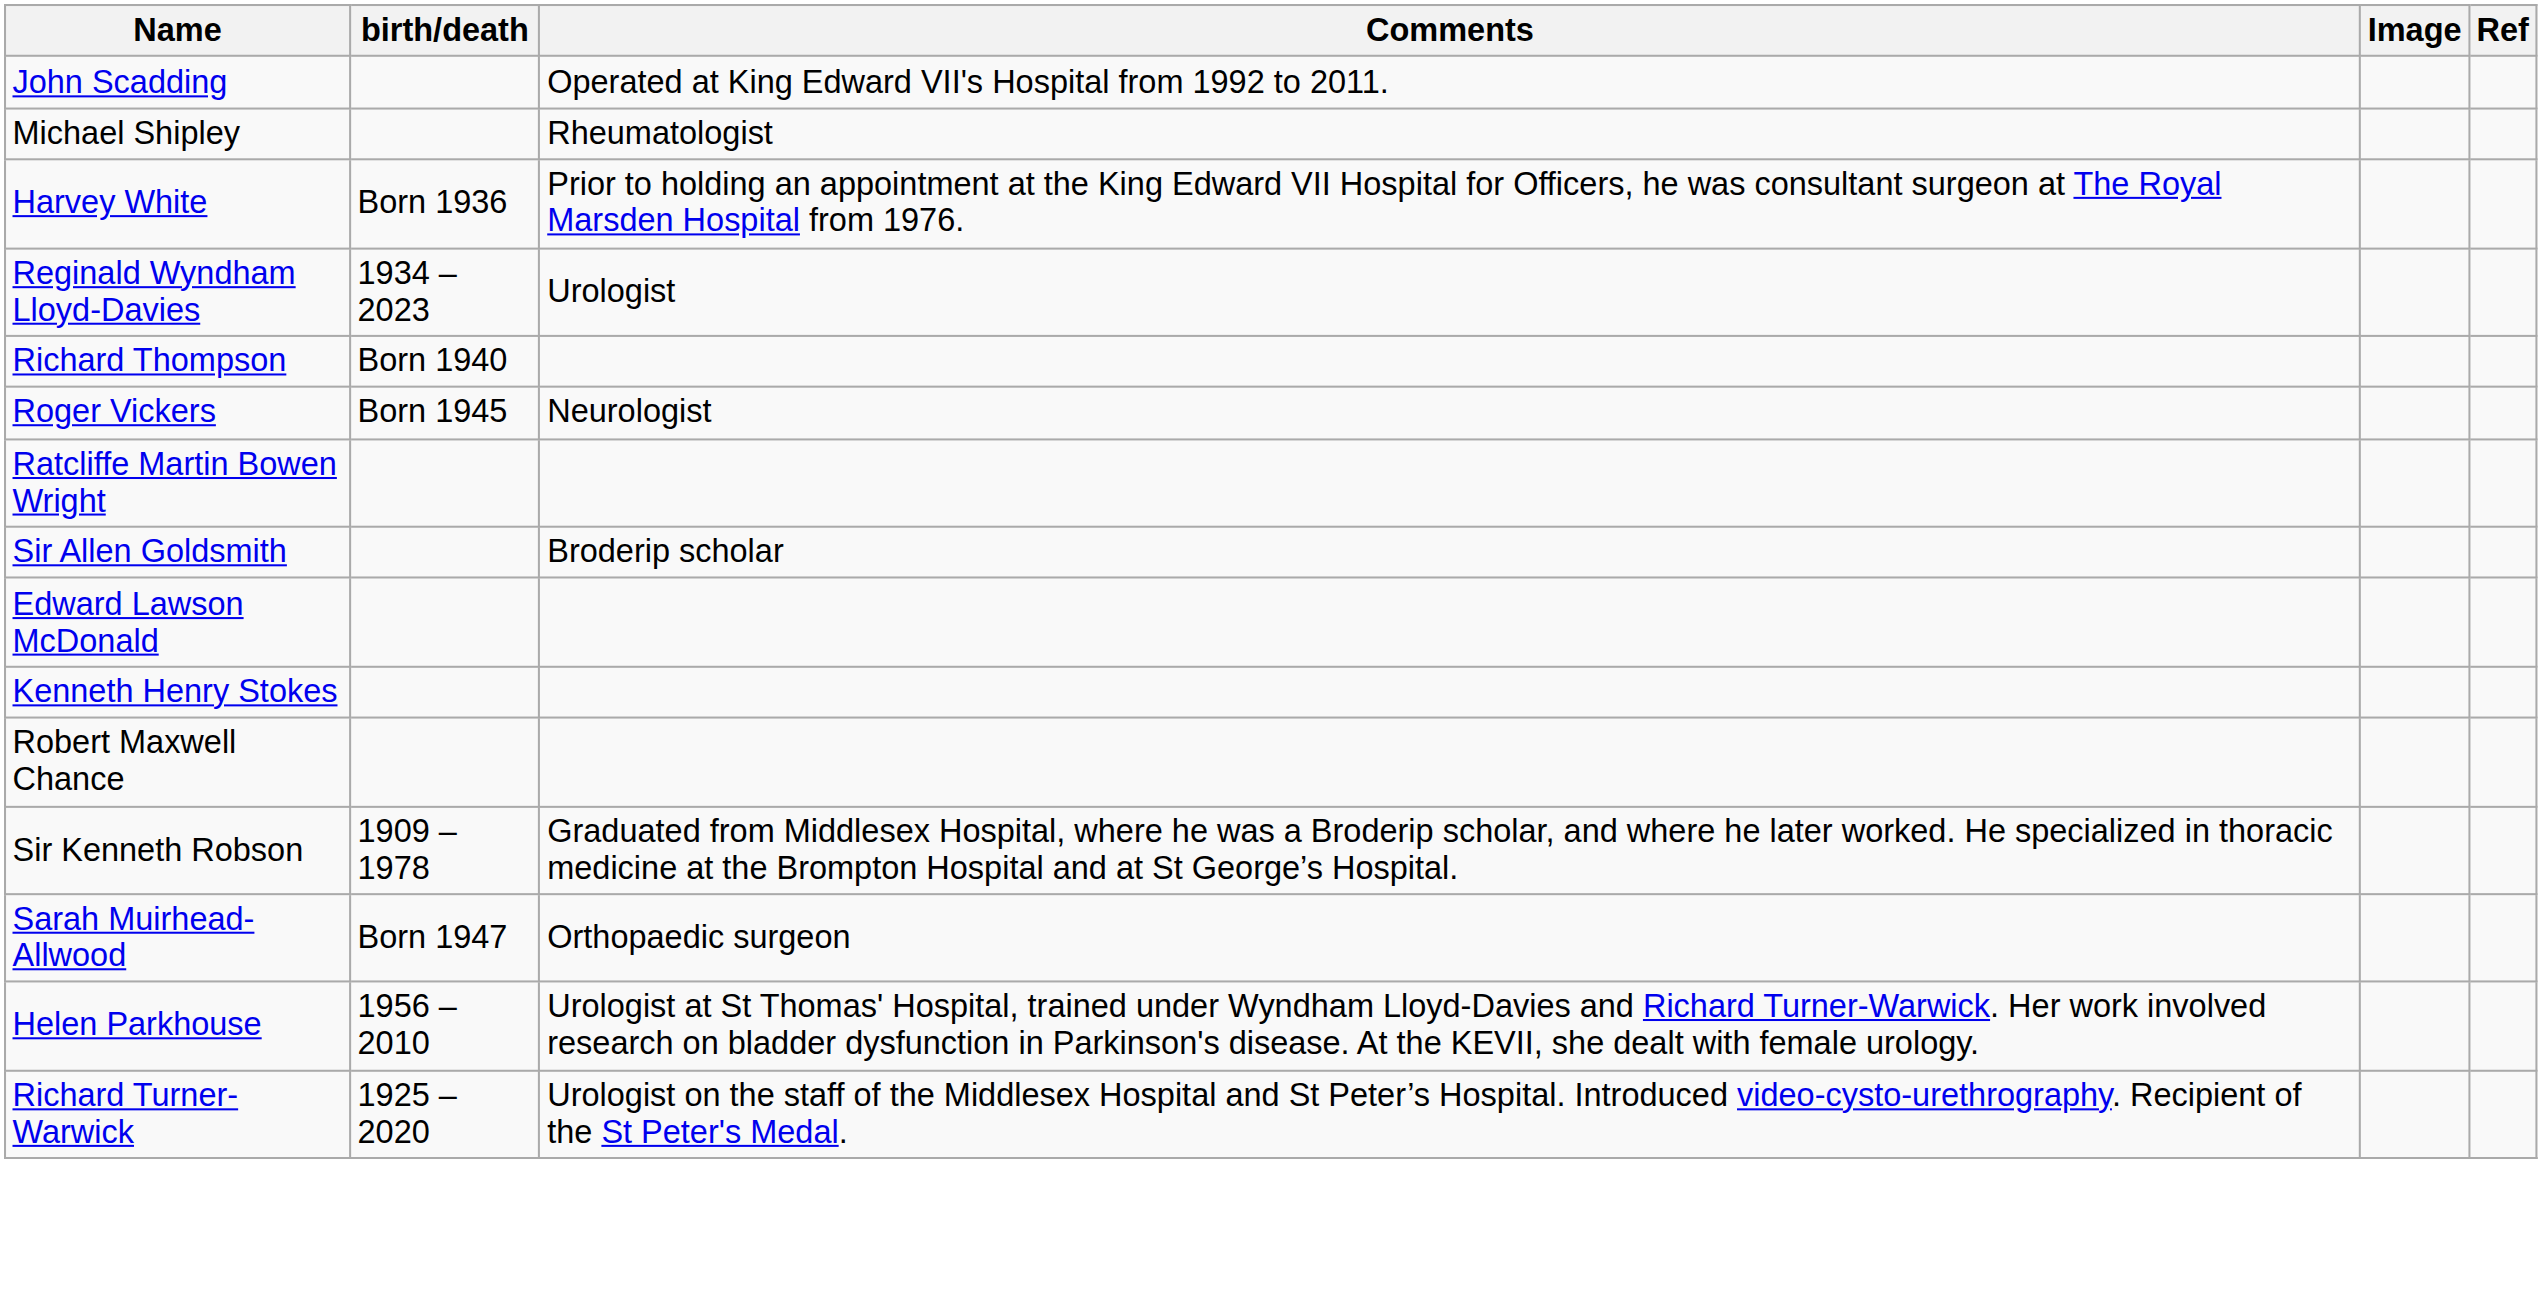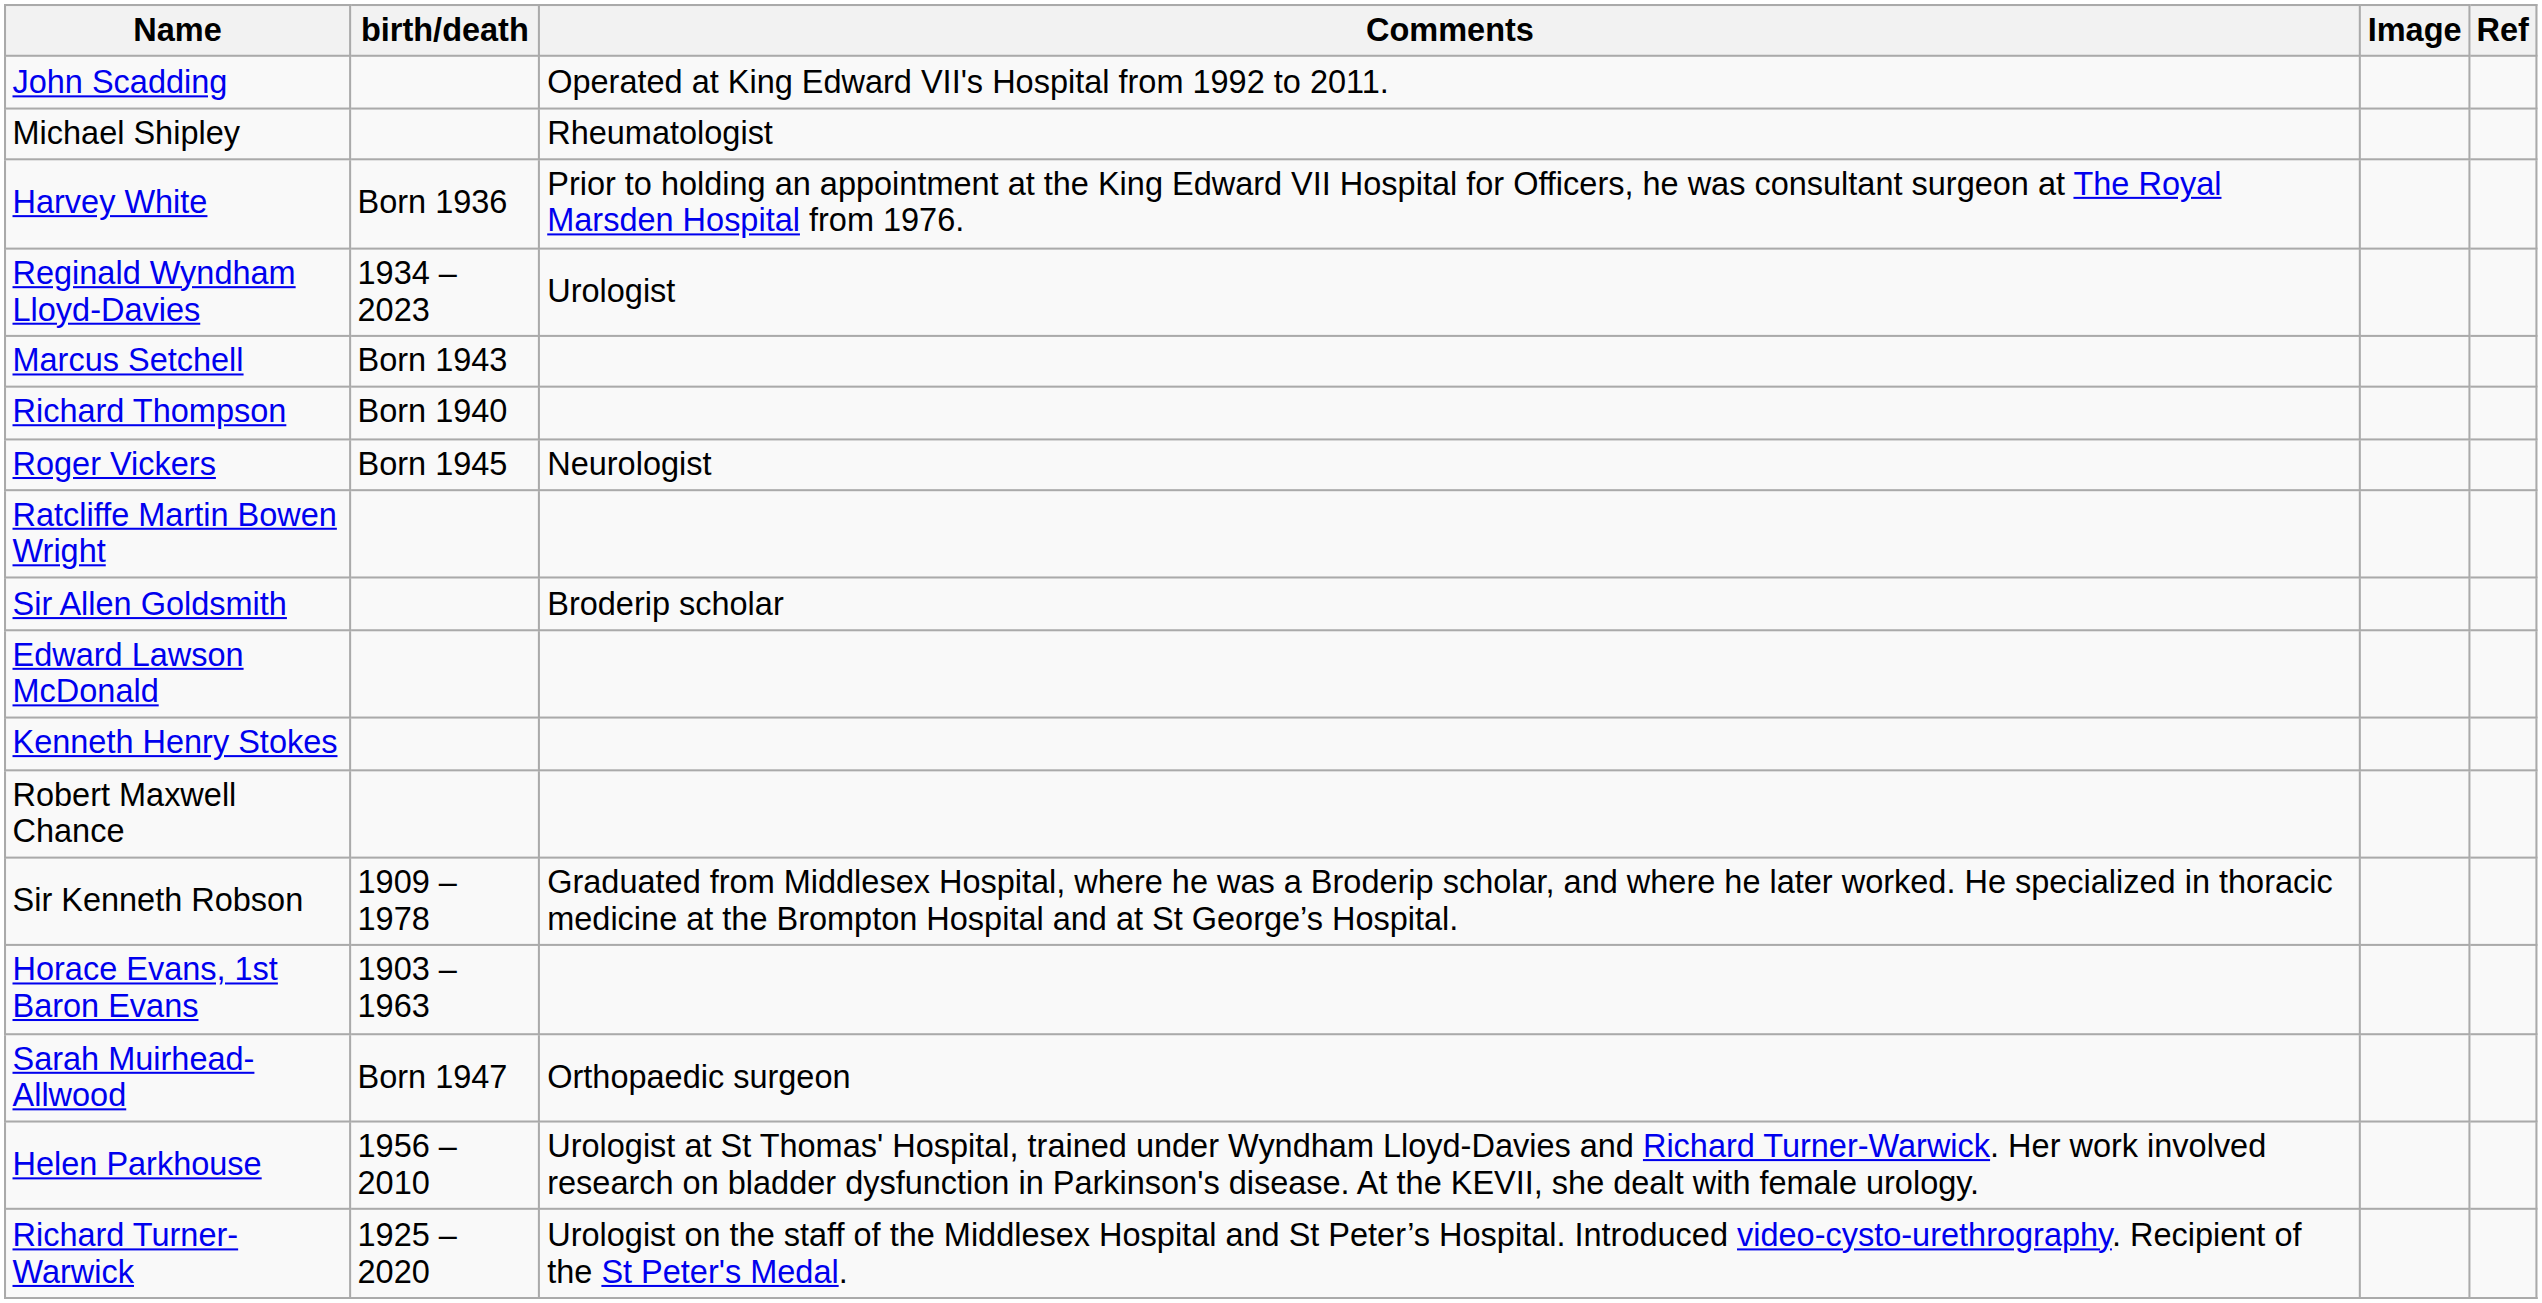+ row: (128, 360)
+ row: (145, 988)
